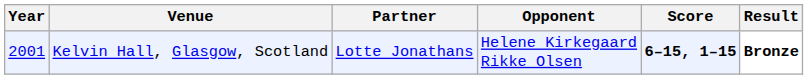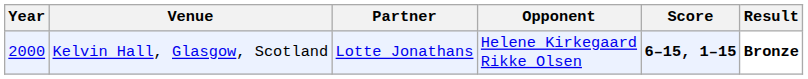(27, 52) 2001 -> (27, 52) 2000
